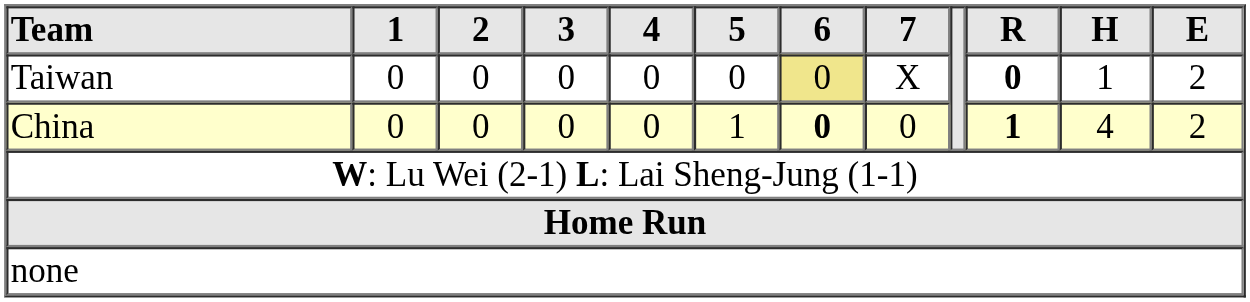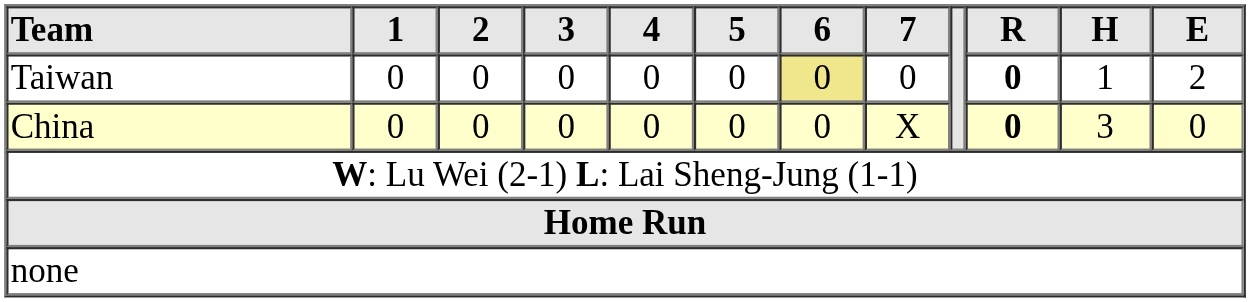(908, 77) X -> (908, 77) 0
(737, 126) 1 -> (737, 126) 0
(822, 126) bold -> (822, 126) normal
(908, 126) 0 -> (908, 126) X
(1013, 126) 1 -> (1013, 126) 0
(1105, 126) 4 -> (1105, 126) 3
(1197, 126) 2 -> (1197, 126) 0
